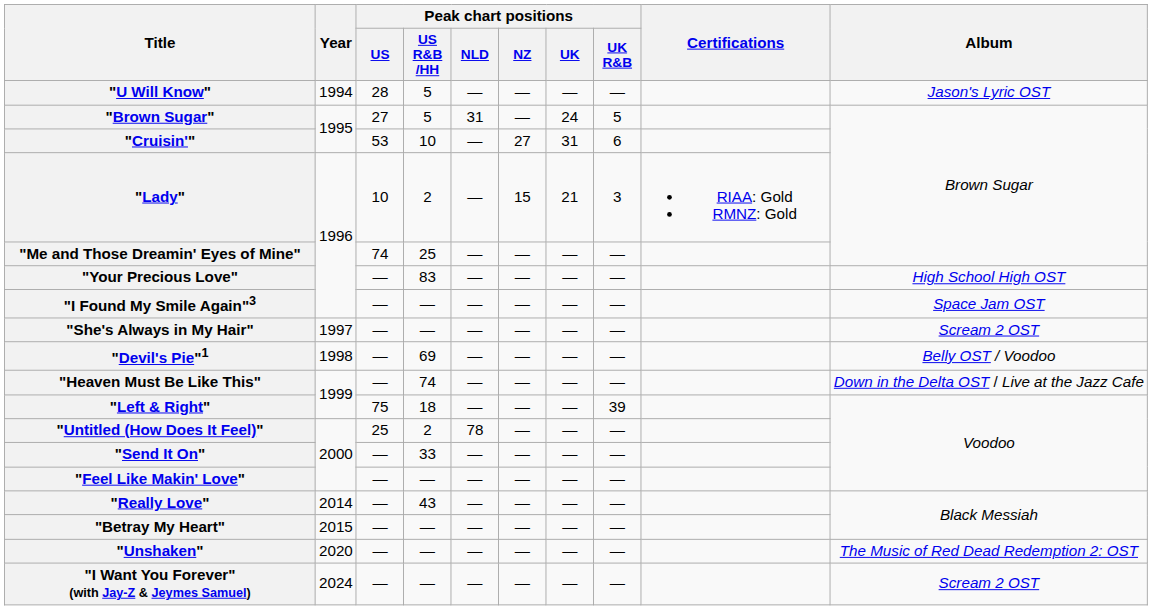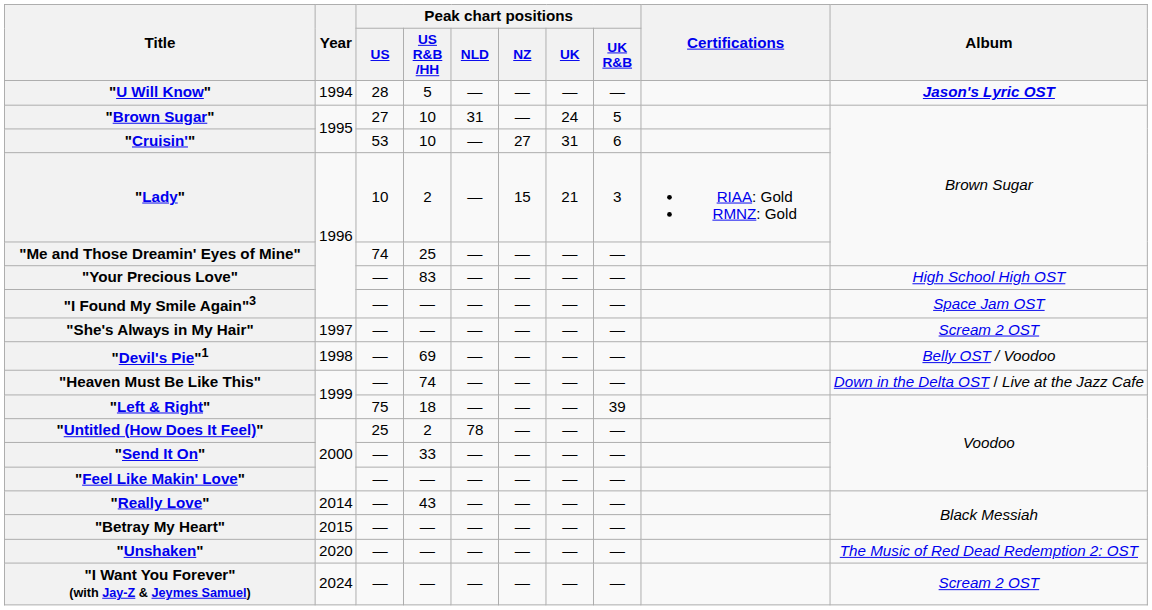(989, 92) normal -> (989, 92) bold
(427, 116) 5 -> (427, 116) 10
